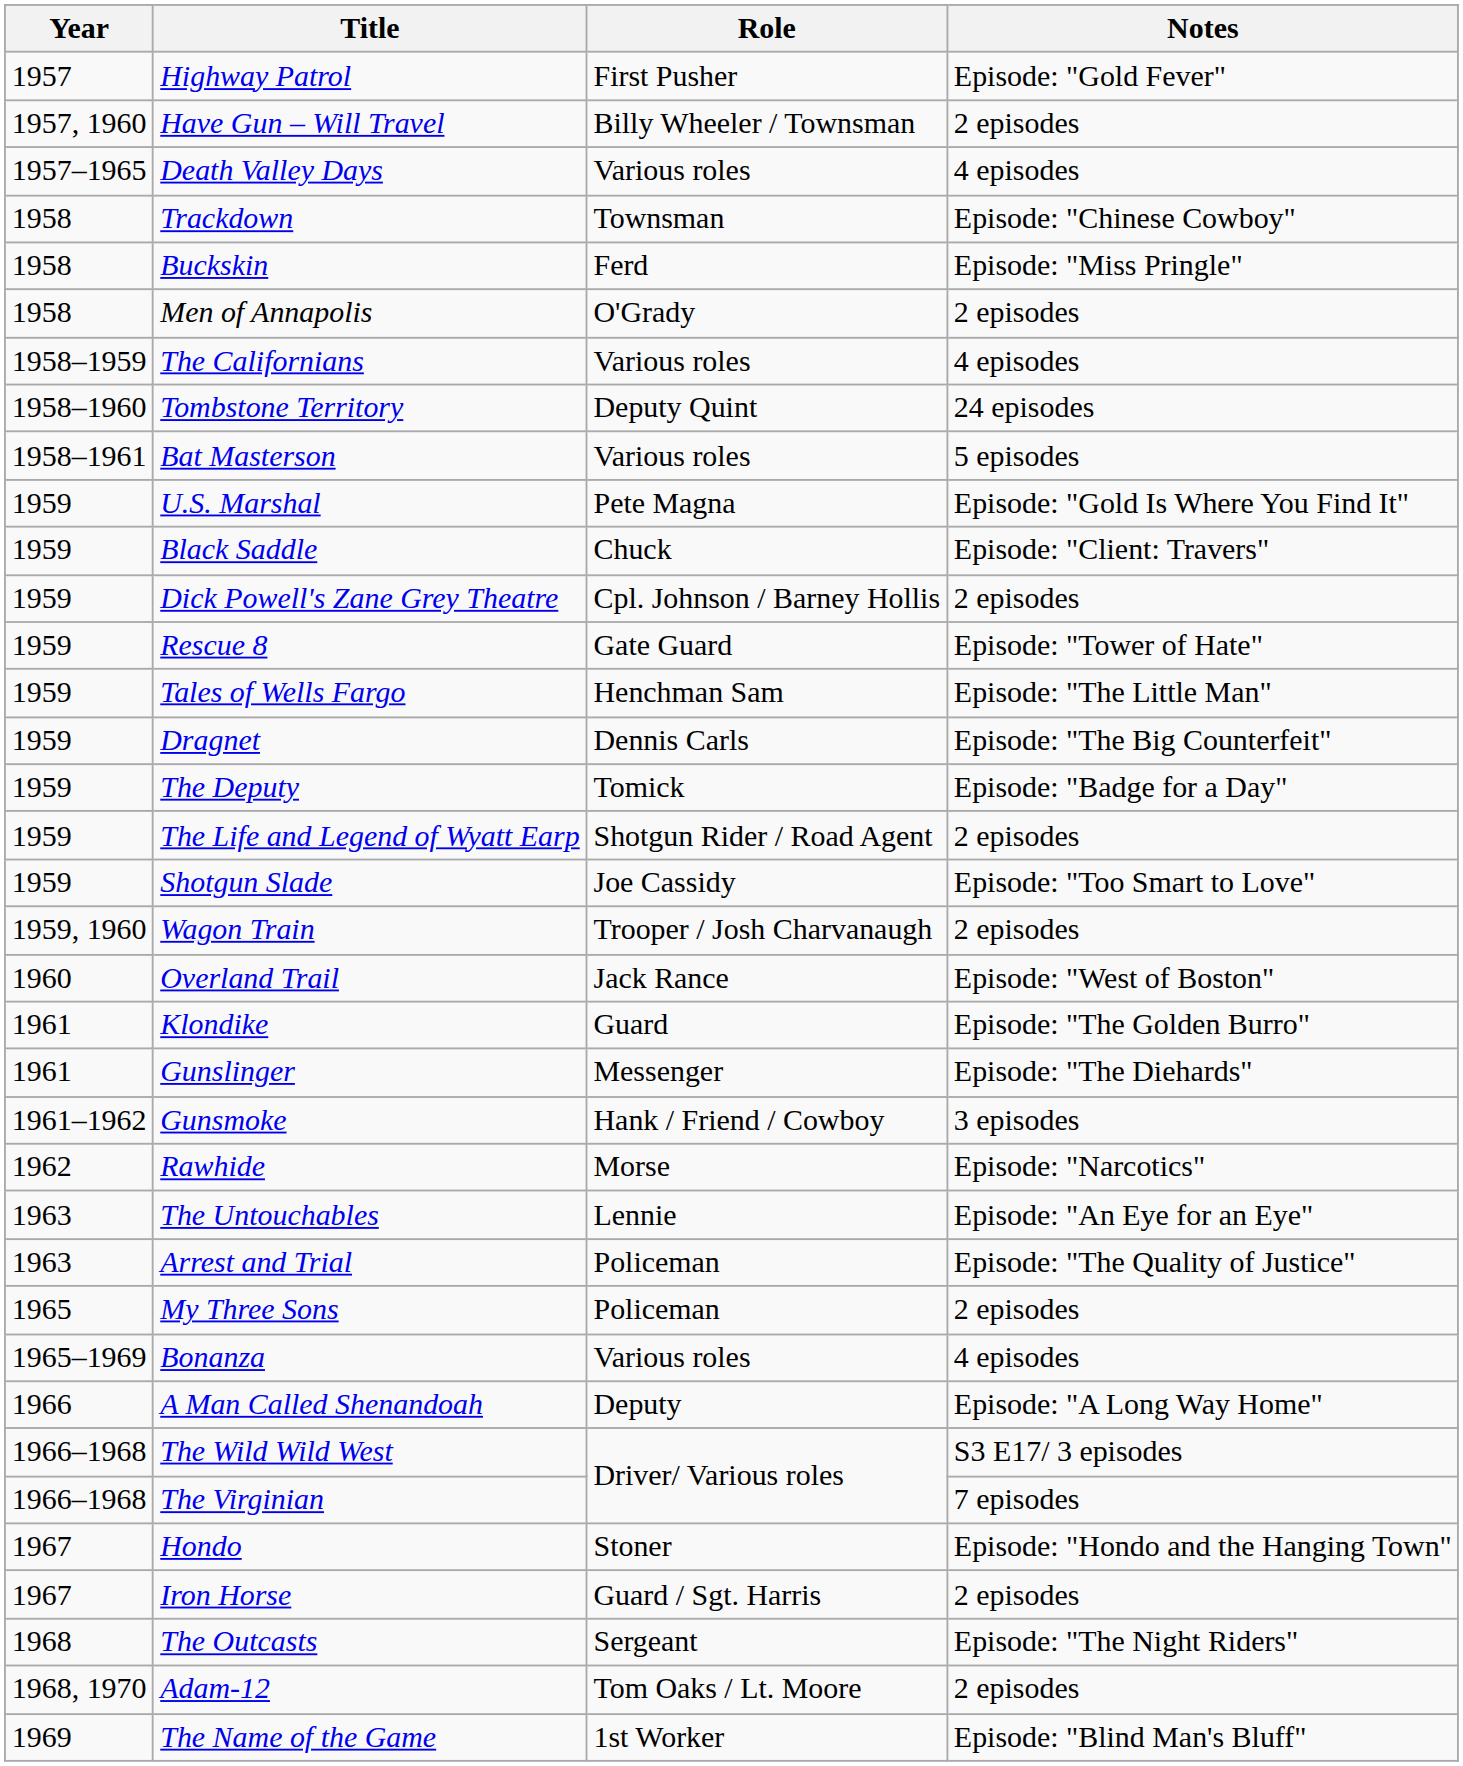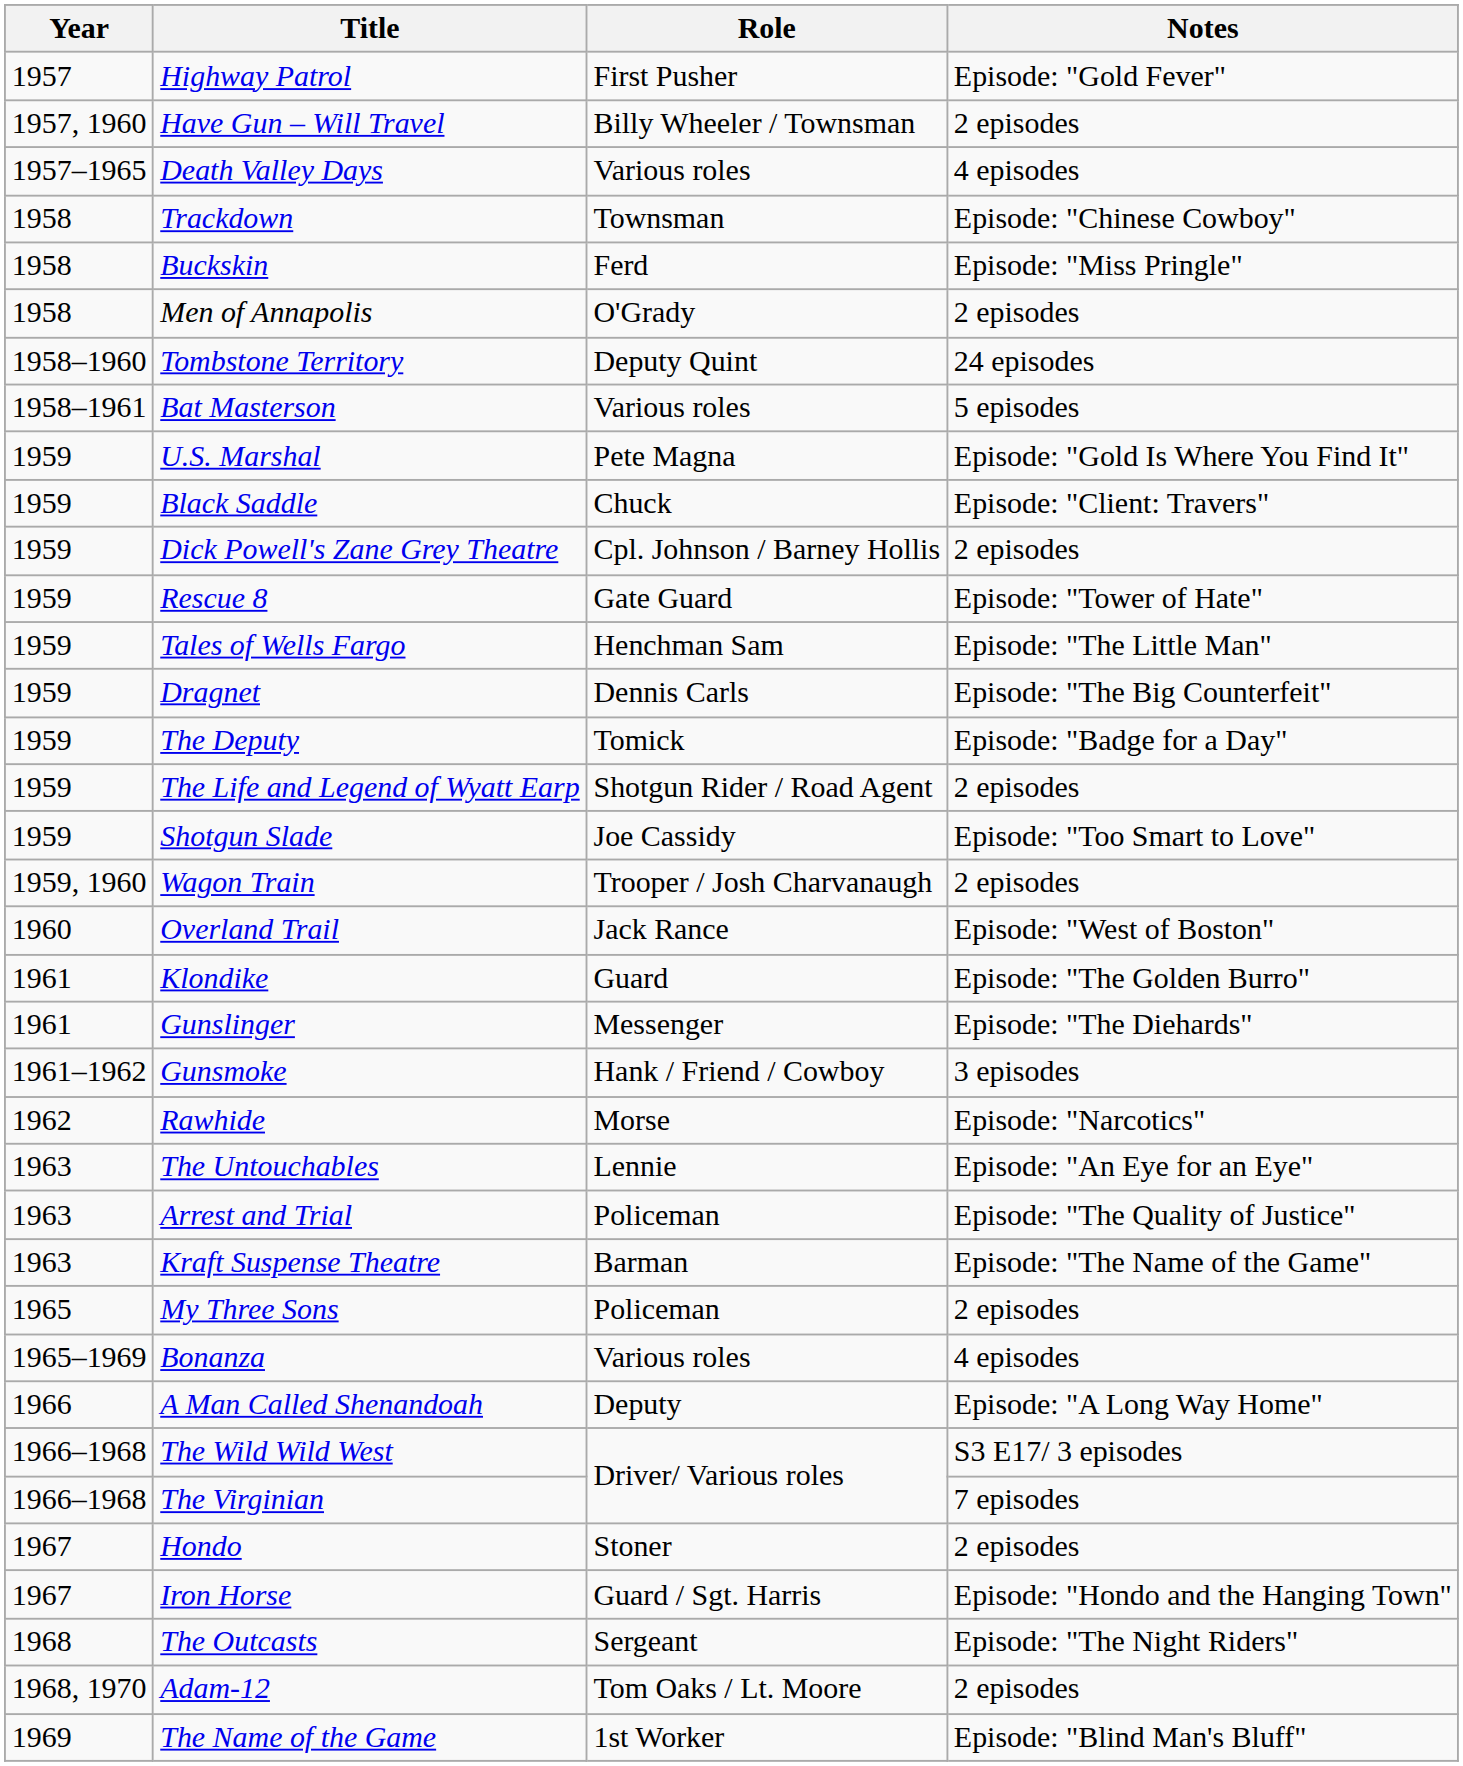- row: (262, 360)
+ row: (300, 1261)
(1203, 1546) Episode: "Hondo and the Hanging Town" -> (1017, 1546) 2 episodes
(1017, 1594) 2 episodes -> (1203, 1594) Episode: "Hondo and the Hanging Town"
